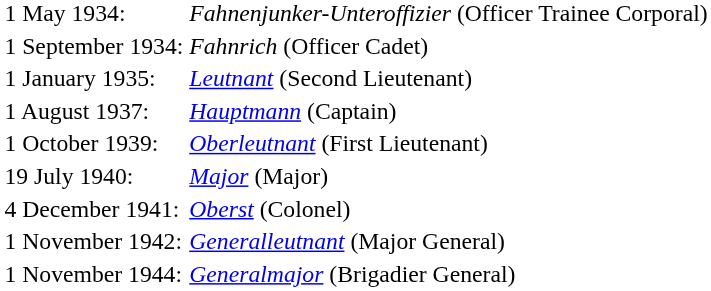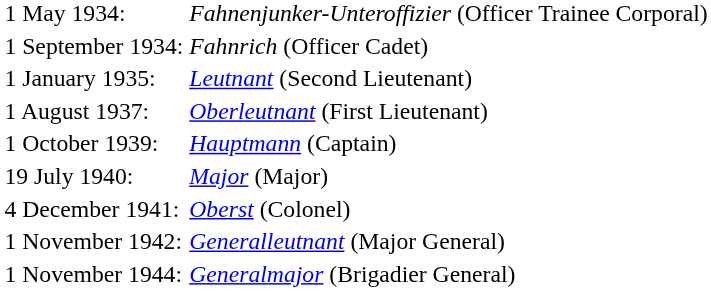(293, 111) Hauptmann (Captain) -> (339, 111) Oberleutnant (First Lieutenant)
(339, 143) Oberleutnant (First Lieutenant) -> (293, 143) Hauptmann (Captain)
